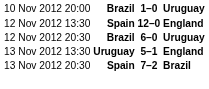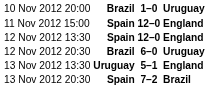+ row: (47, 23)
